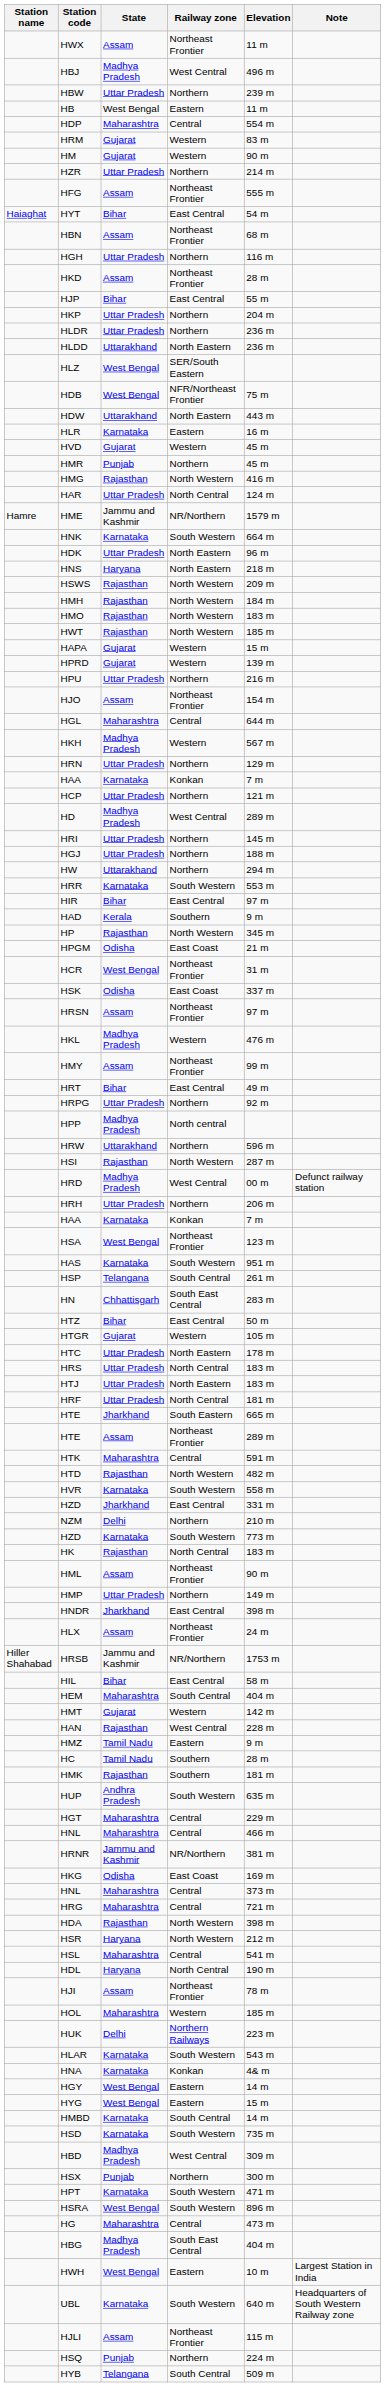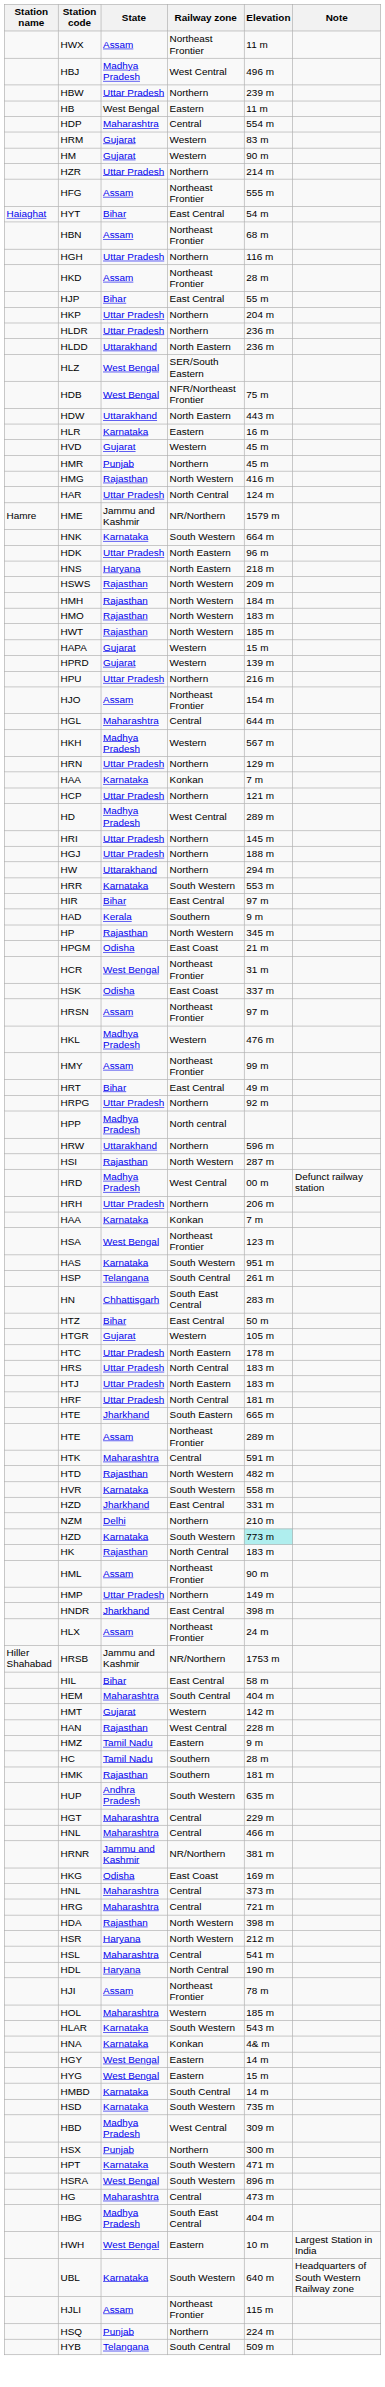(260, 1536) no background -> (260, 1536) paleturquoise background
- row: (71, 2034)
